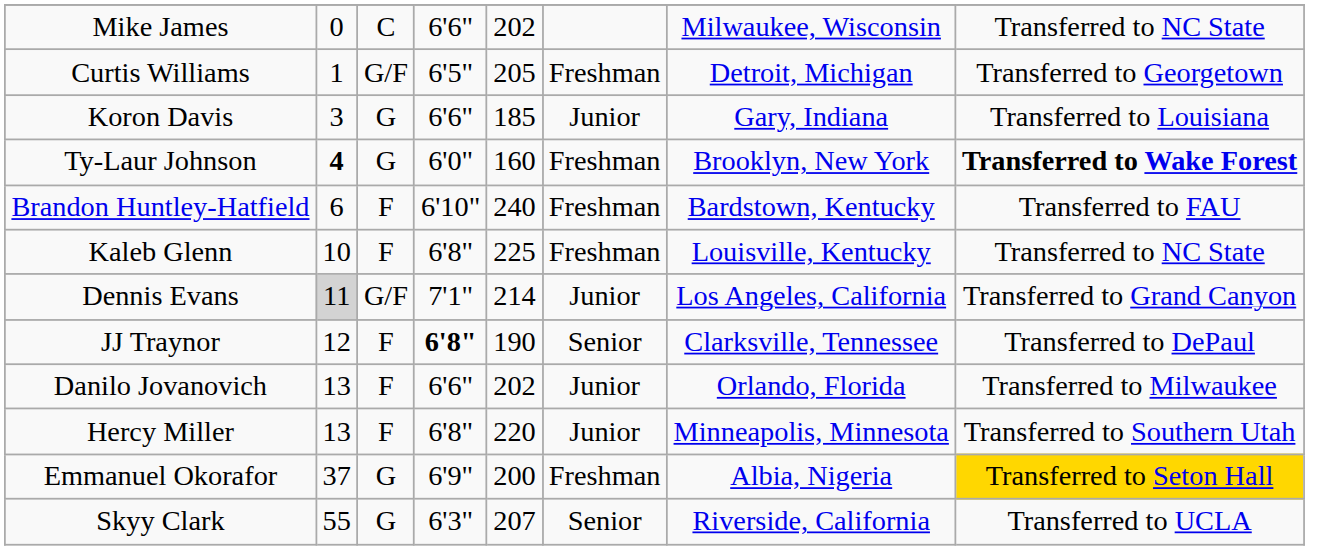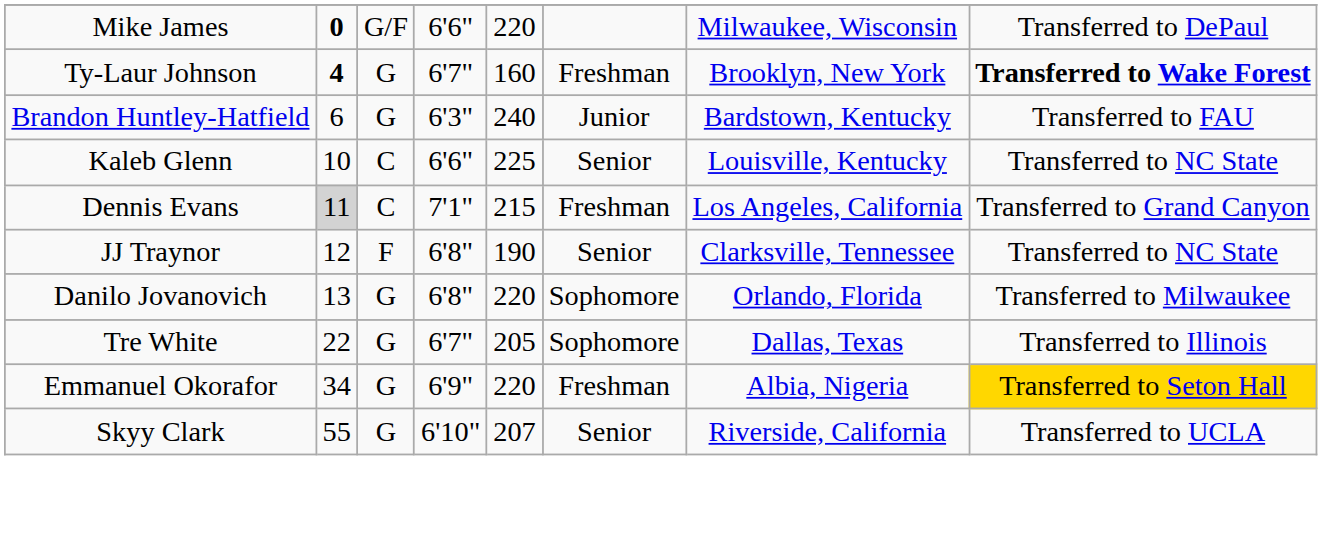(337, 26) normal -> (337, 26) bold
(386, 26) C -> (386, 26) G/F
(515, 26) 202 -> (515, 26) 220
(1130, 26) Transferred to NC State -> (1143, 26) Transferred to DePaul
- row: (160, 71)
- row: (160, 116)
(451, 161) 6'0" -> (451, 71) 6'7"
(386, 206) F -> (386, 116) G
(451, 206) 6'10" -> (451, 116) 6'3"
(605, 206) Freshman -> (614, 116) Junior
(386, 251) F -> (386, 161) C
(451, 251) 6'8" -> (451, 161) 6'6"
(605, 251) Freshman -> (614, 161) Senior
(386, 296) G/F -> (386, 206) C
(515, 296) 214 -> (515, 206) 215
(605, 296) Junior -> (614, 206) Freshman
(451, 341) bold -> (451, 251) normal
(1130, 341) Transferred to DePaul -> (1143, 251) Transferred to NC State
(386, 386) F -> (386, 296) G
(451, 386) 6'6" -> (451, 296) 6'8"
(515, 386) 202 -> (515, 296) 220
(605, 386) Junior -> (614, 296) Sophomore
- row: (160, 431)
+ row: (160, 341)
(337, 476) 37 -> (337, 386) 34
(515, 476) 200 -> (515, 386) 220
(451, 521) 6'3" -> (451, 431) 6'10"
